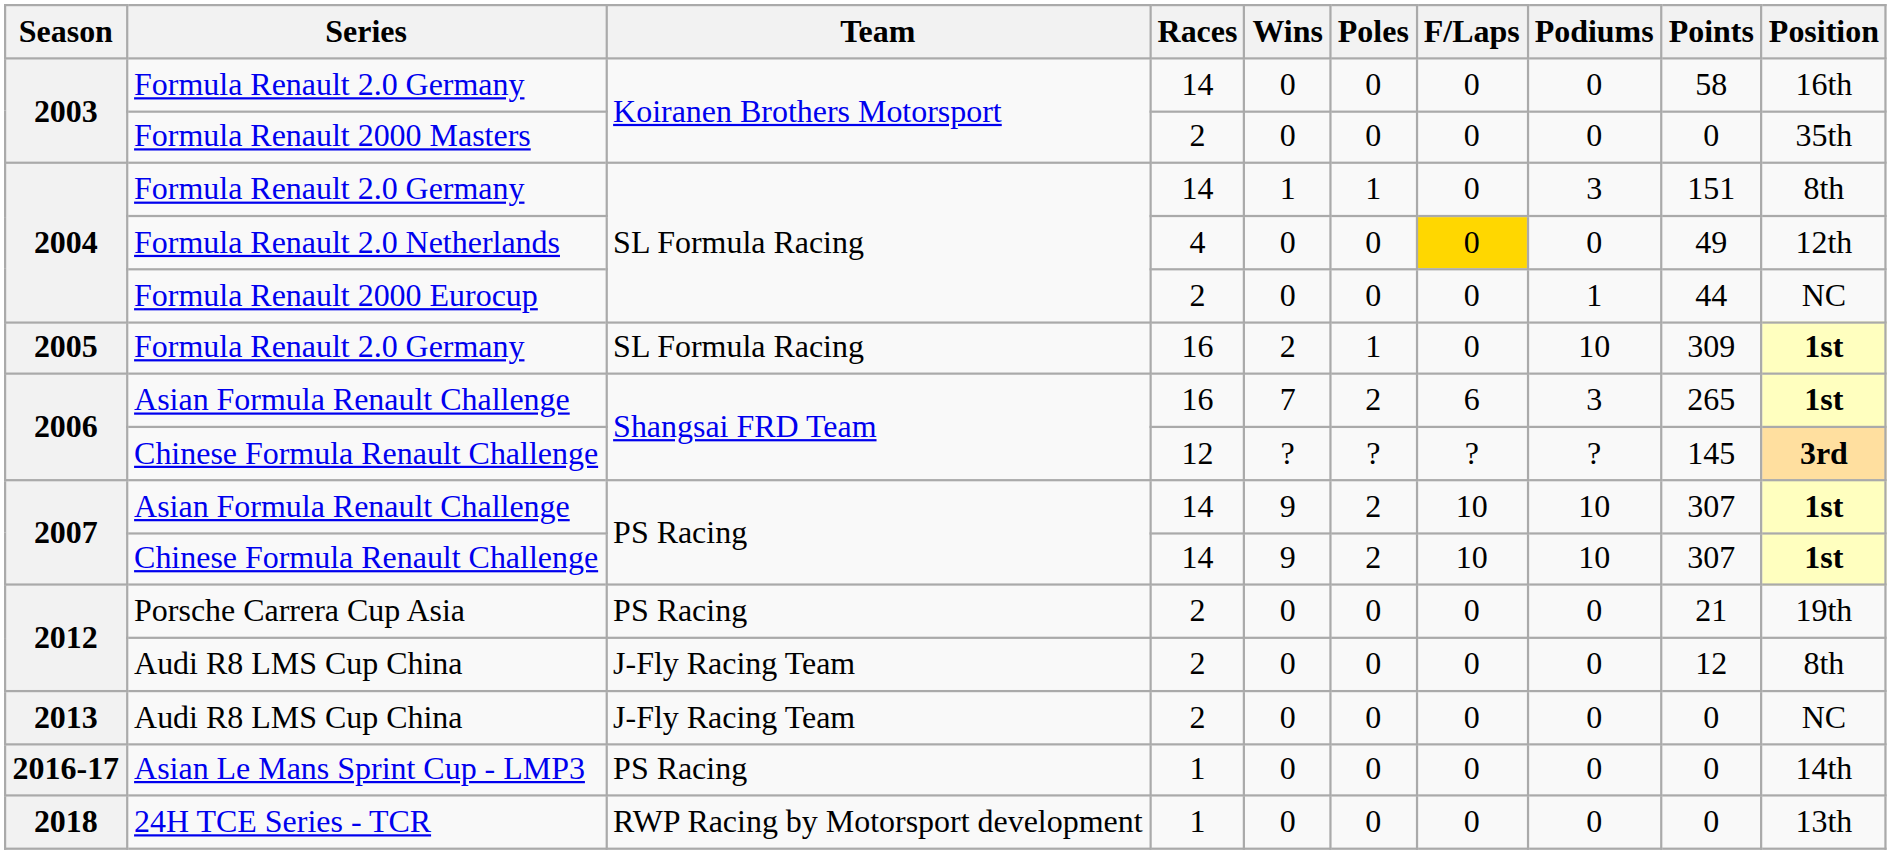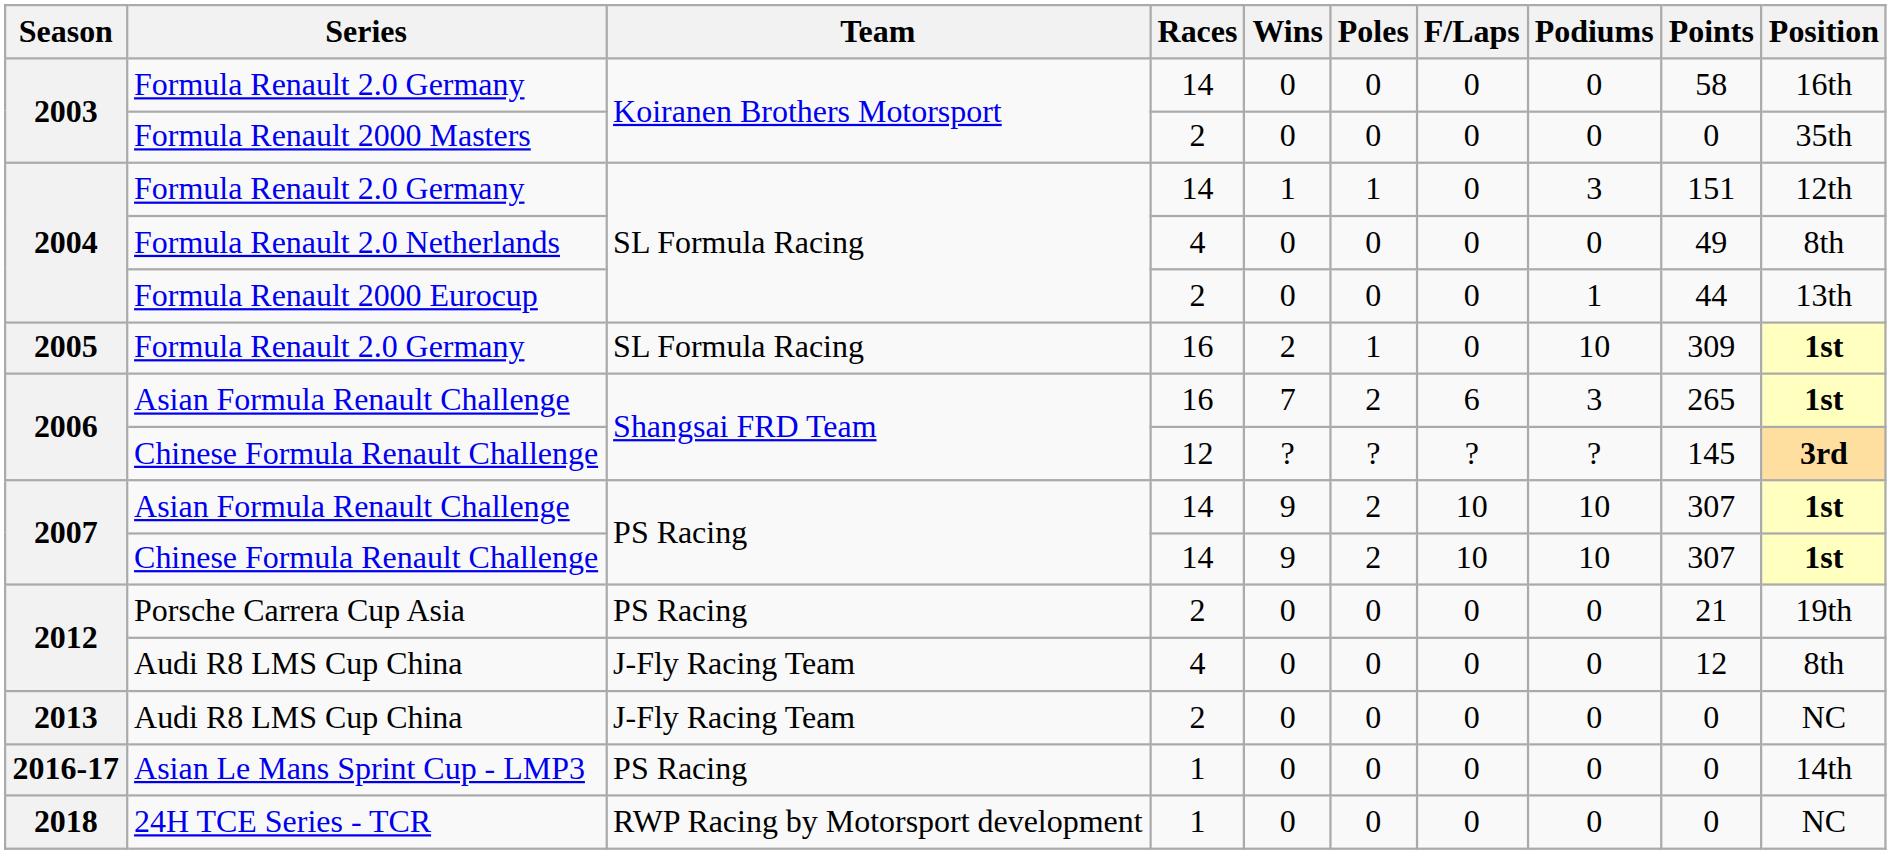(1824, 189) 8th -> (1824, 189) 12th
(1472, 242) gold background -> (1472, 242) no background
(1824, 242) 12th -> (1824, 242) 8th
(1824, 294) NC -> (1824, 294) 13th
(1197, 663) 2 -> (1197, 663) 4
(1824, 822) 13th -> (1824, 822) NC
